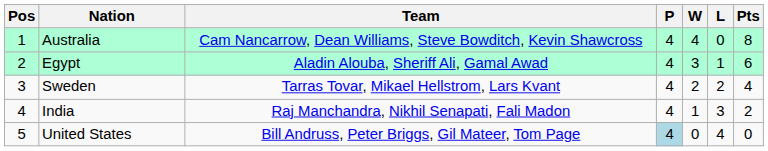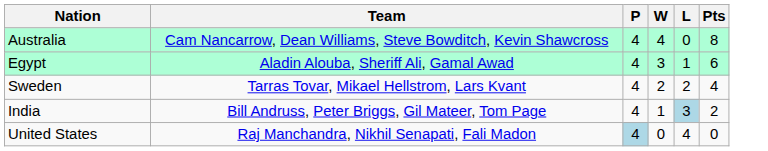- column: (22, 16)
(421, 110) Raj Manchandra, Nikhil Senapati, Fali Madon -> (387, 110) Bill Andruss, Peter Briggs, Gil Mateer, Tom Page
(720, 110) no background -> (686, 110) lightblue background
(421, 134) Bill Andruss, Peter Briggs, Gil Mateer, Tom Page -> (387, 134) Raj Manchandra, Nikhil Senapati, Fali Madon
